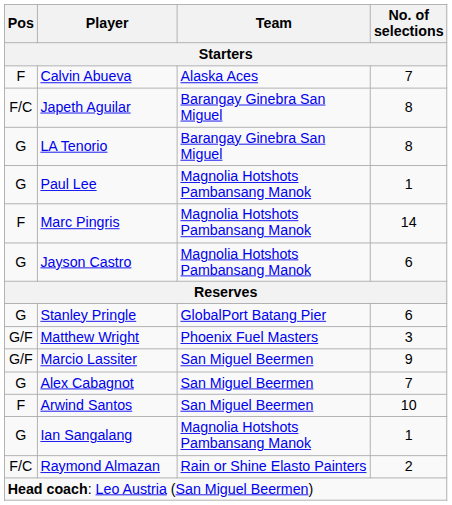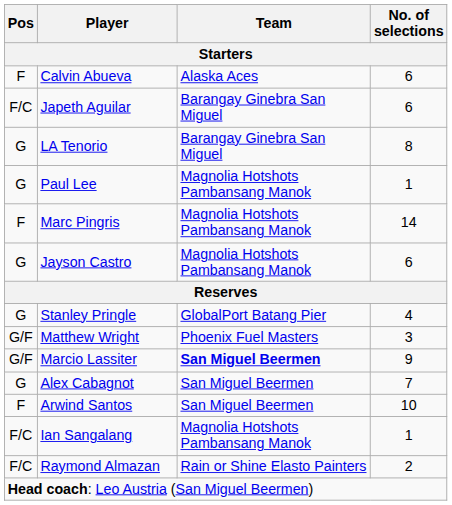(409, 76) 7 -> (409, 76) 6
(409, 107) 8 -> (409, 107) 6
(409, 315) 6 -> (409, 315) 4
(247, 360) normal -> (251, 360) bold
(21, 436) G -> (21, 436) F/C
